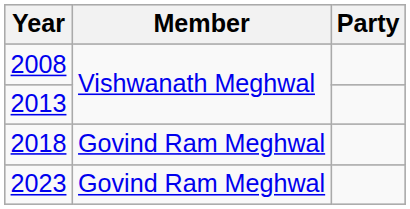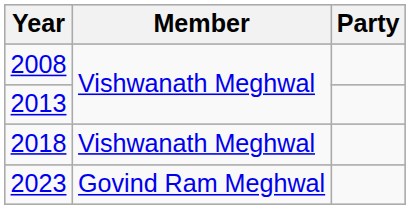(202, 143) Govind Ram Meghwal -> (196, 143) Vishwanath Meghwal
